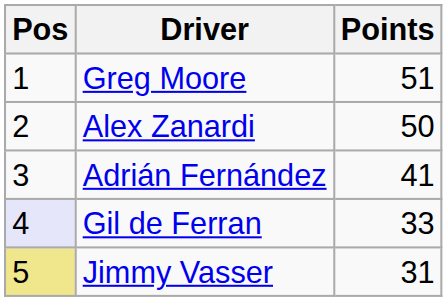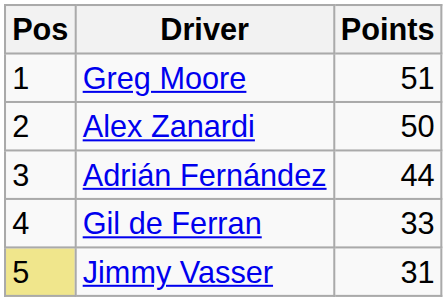(418, 175) 41 -> (418, 175) 44
(21, 224) lavender background -> (21, 224) no background
